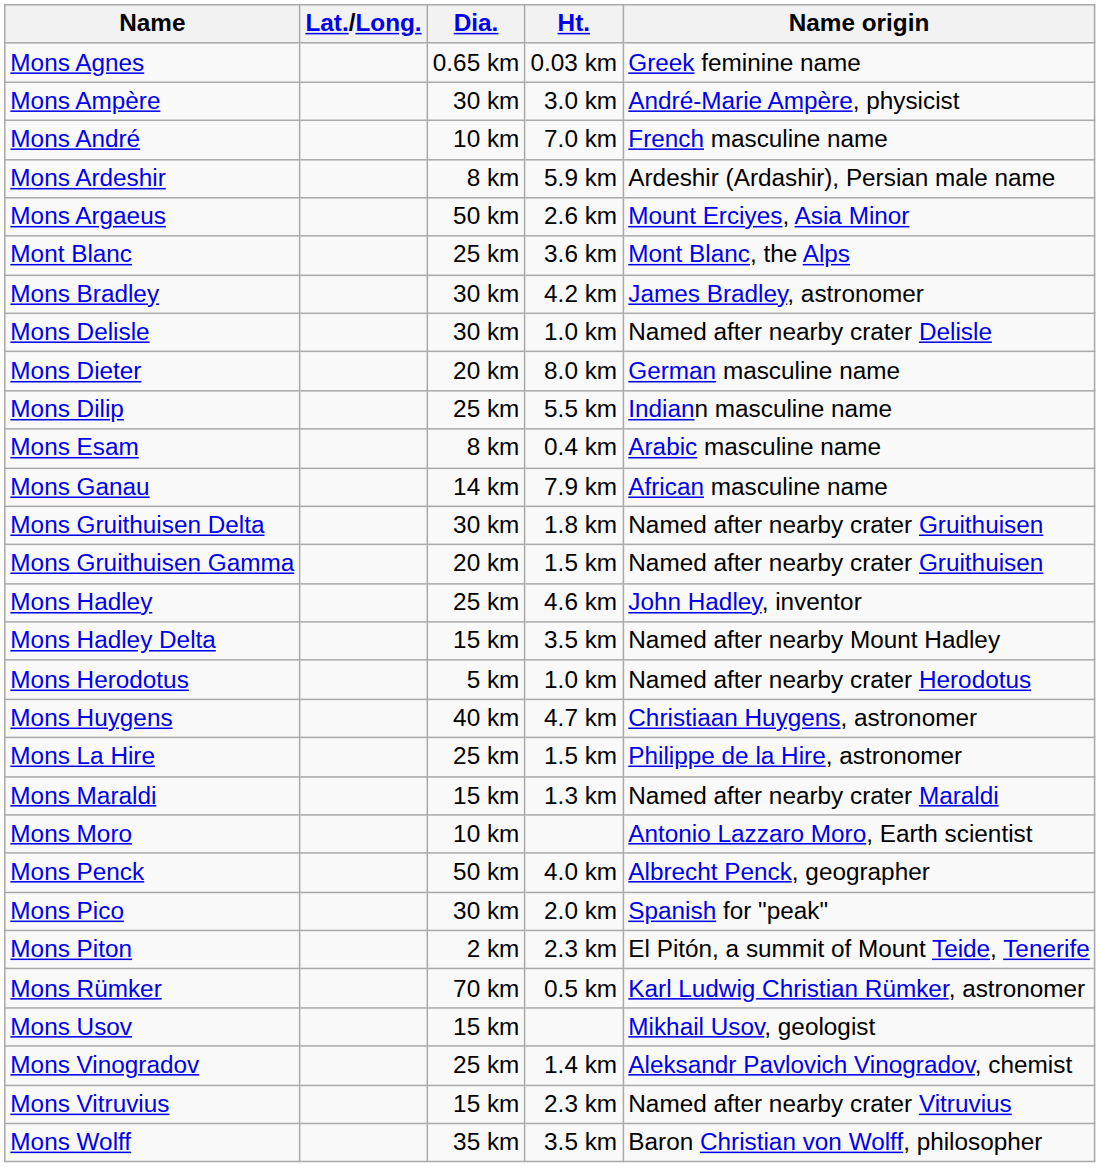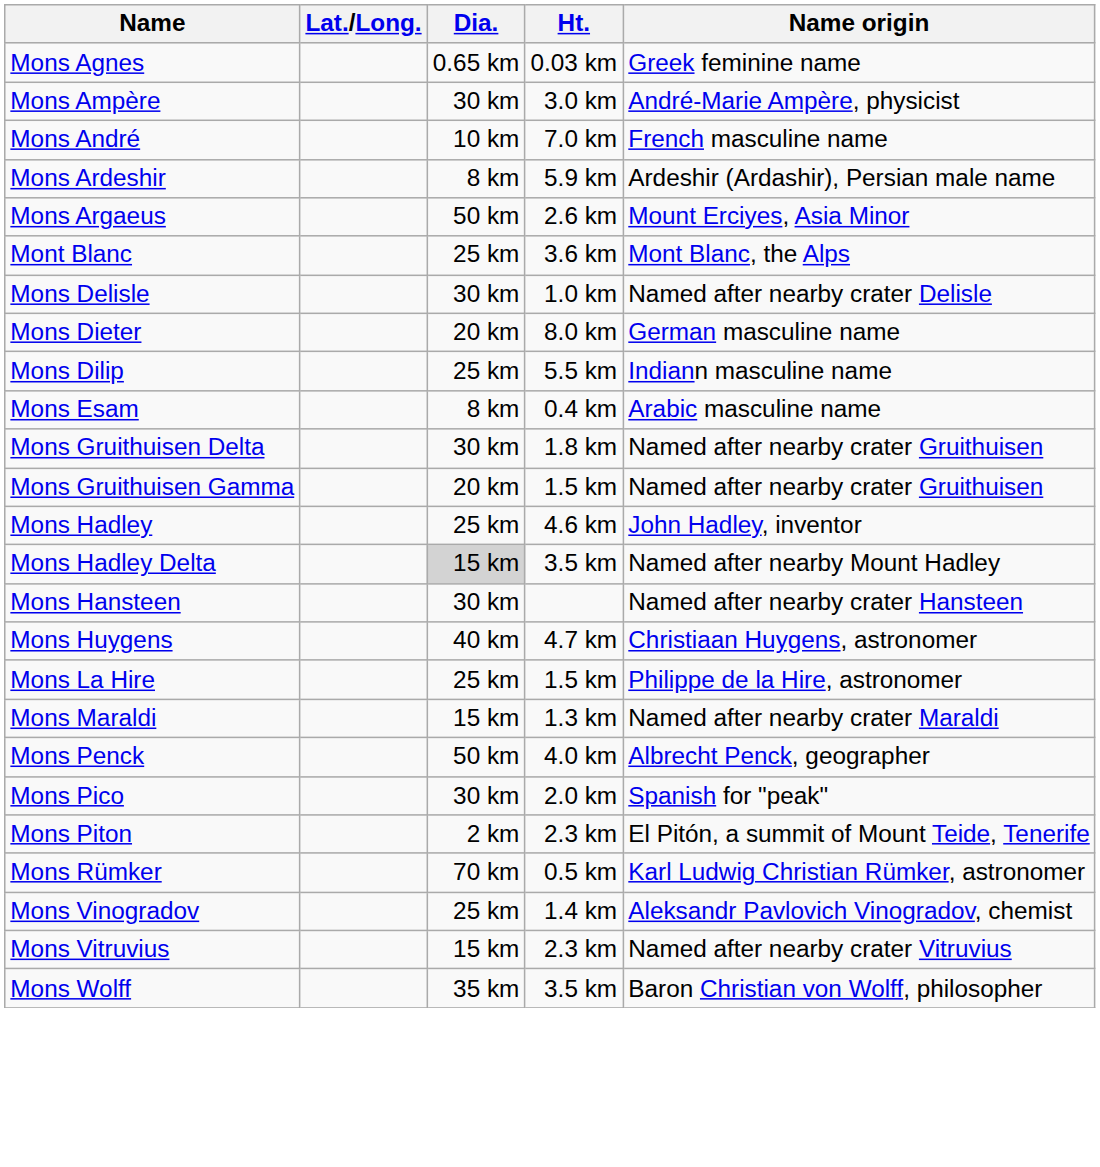- row: (85, 293)
- row: (80, 486)
(486, 640) no background -> (486, 563) lightgrey background
+ row: (96, 602)
- row: (100, 679)
- row: (71, 833)
- row: (71, 1026)
